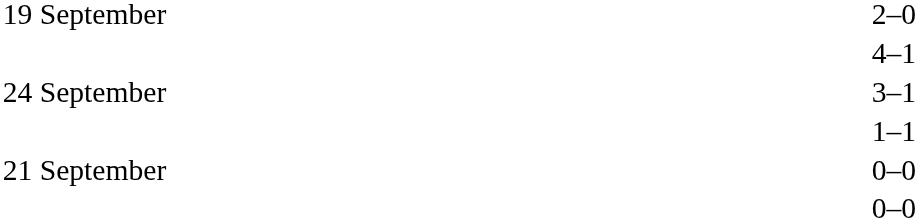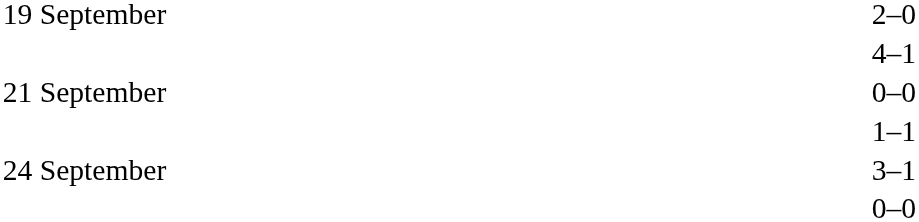rows swapped: (84, 169) <-> (84, 92)
